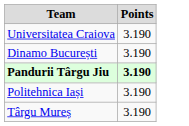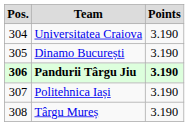+ column: (18, 14)
